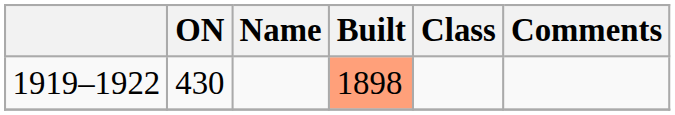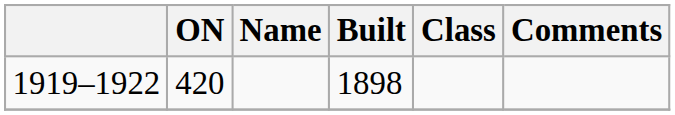(200, 82) 430 -> (200, 82) 420
(370, 82) lightsalmon background -> (370, 82) no background
